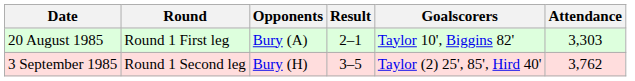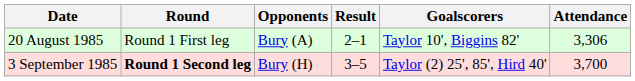(585, 40) 3,303 -> (590, 40) 3,306
(185, 64) normal -> (188, 64) bold
(585, 64) 3,762 -> (590, 64) 3,700
